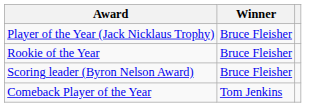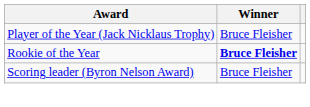(256, 53) normal -> (258, 53) bold
- row: (79, 92)
